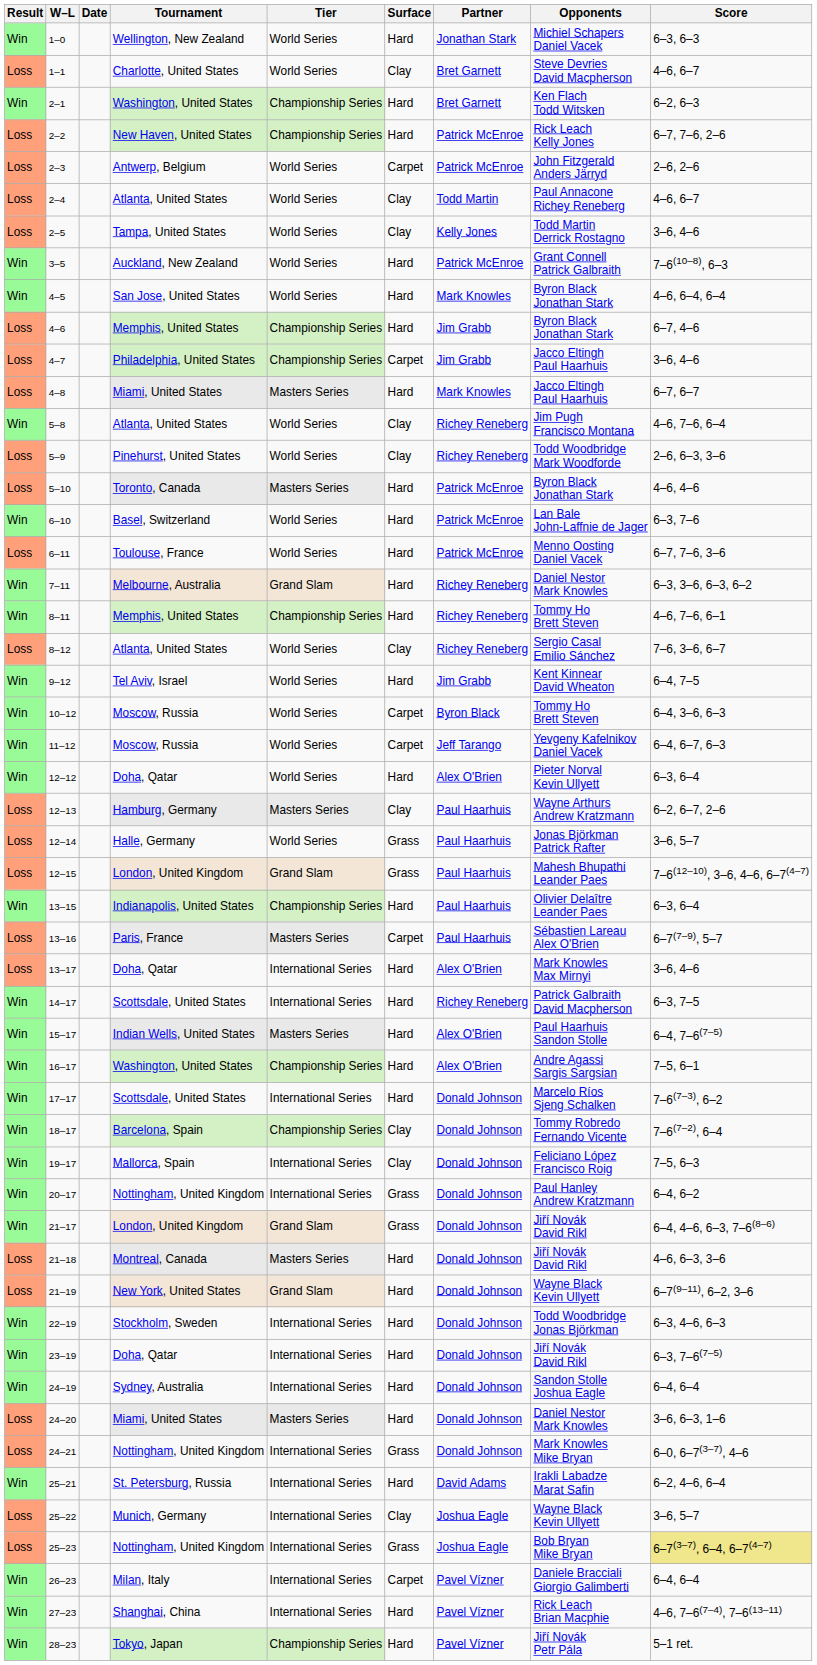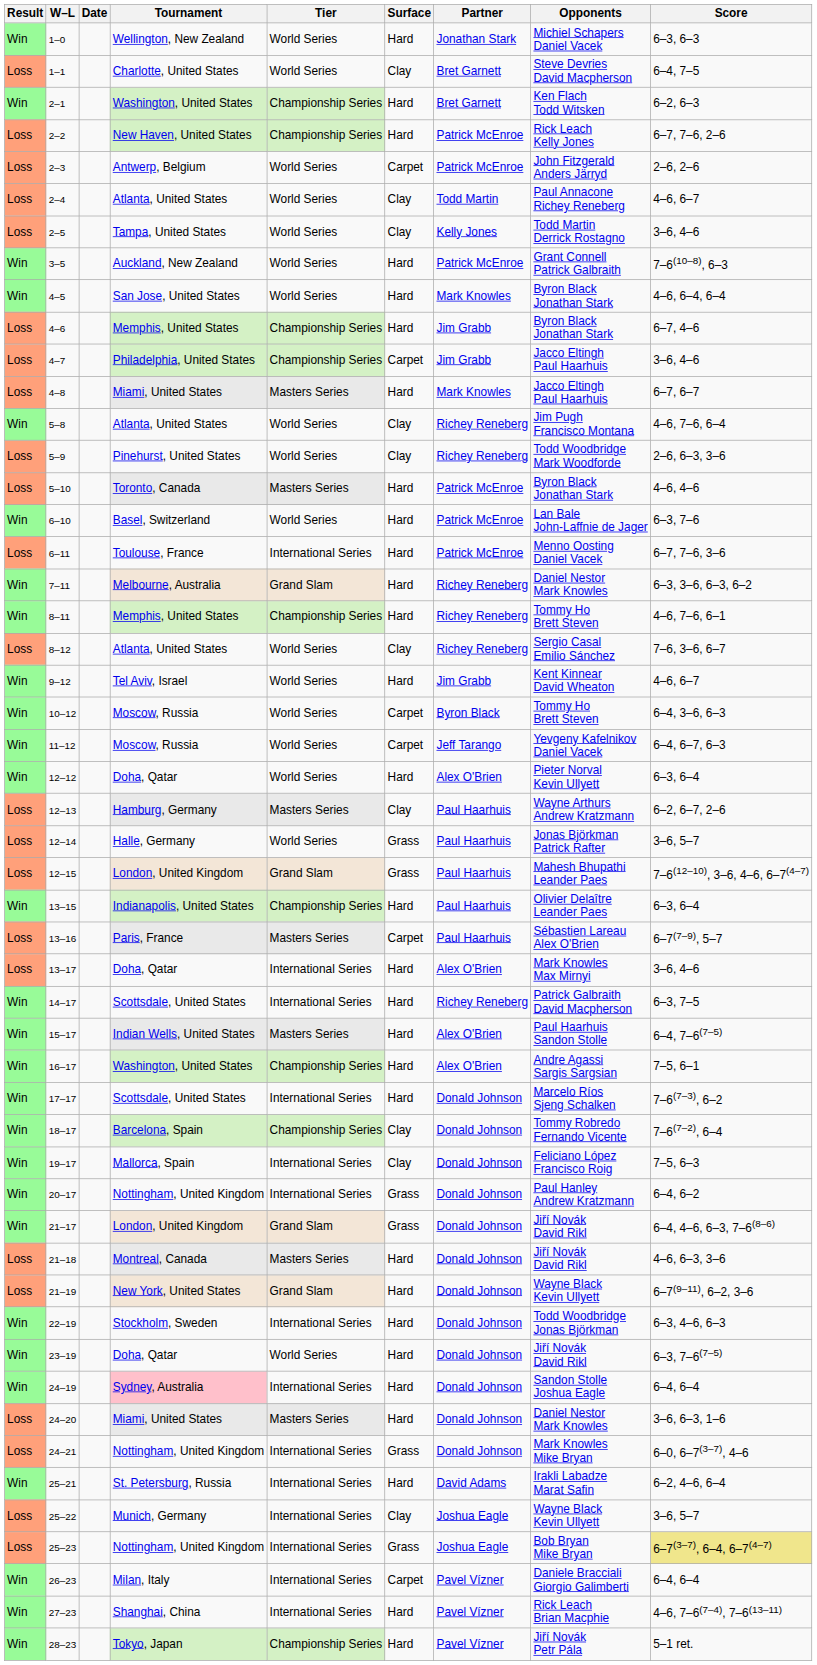(676, 71) 4–6, 6–7 -> (676, 71) 6–4, 7–5
(303, 552) World Series -> (321, 552) International Series
(676, 681) 6–4, 7–5 -> (676, 681) 4–6, 6–7
(321, 1355) International Series -> (303, 1355) World Series
(158, 1387) no background -> (158, 1387) pink background
